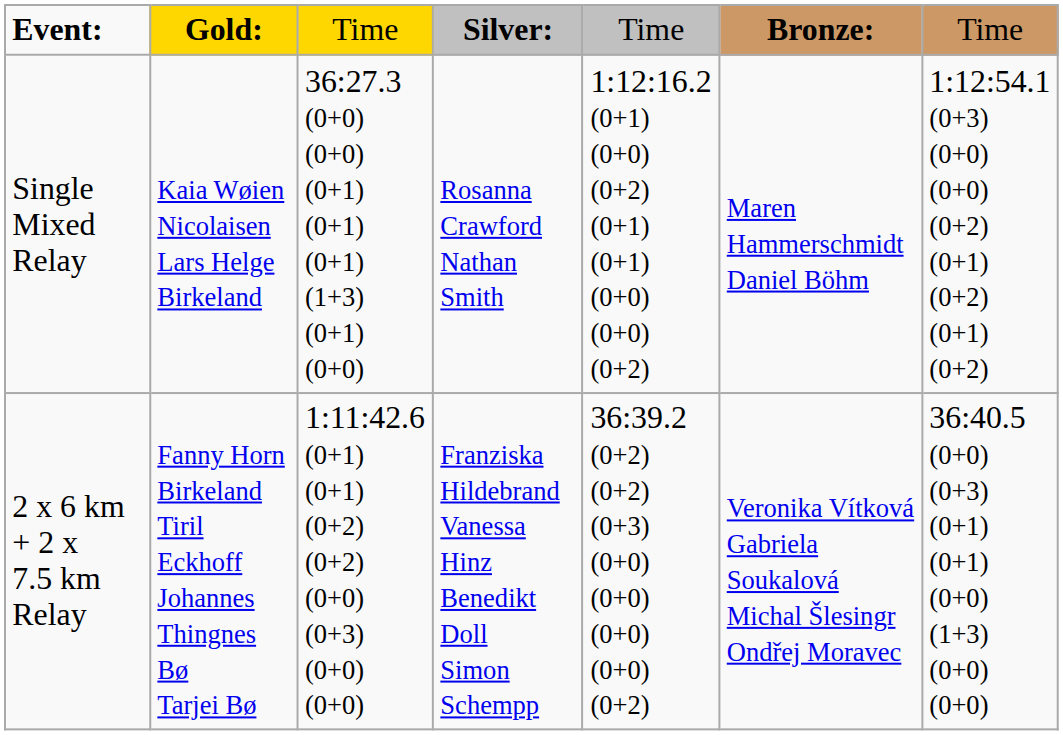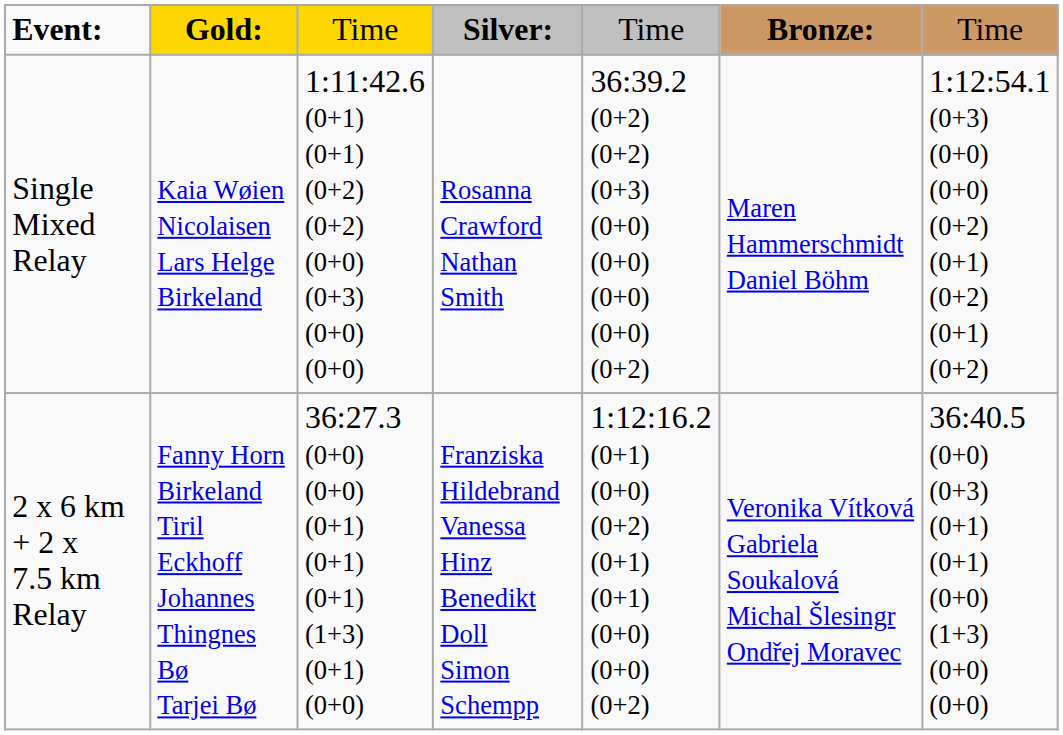(353, 223) 36:27.3 (0+0) (0+0) (0+1) (0+1) (0+1) (1+3) (0+1) (0+0) -> (365, 223) 1:11:42.6 (0+1) (0+1) (0+2) (0+2) (0+0) (0+3) (0+0) (0+0)
(651, 223) 1:12:16.2 (0+1) (0+0) (0+2) (0+1) (0+1) (0+0) (0+0) (0+2) -> (639, 223) 36:39.2 (0+2) (0+2) (0+3) (0+0) (0+0) (0+0) (0+0) (0+2)
(365, 560) 1:11:42.6 (0+1) (0+1) (0+2) (0+2) (0+0) (0+3) (0+0) (0+0) -> (353, 560) 36:27.3 (0+0) (0+0) (0+1) (0+1) (0+1) (1+3) (0+1) (0+0)
(639, 560) 36:39.2 (0+2) (0+2) (0+3) (0+0) (0+0) (0+0) (0+0) (0+2) -> (651, 560) 1:12:16.2 (0+1) (0+0) (0+2) (0+1) (0+1) (0+0) (0+0) (0+2)
